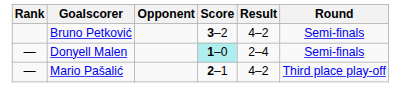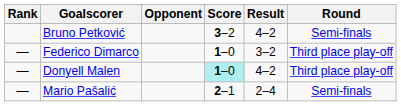+ row: (91, 52)
(258, 52) 2–4 -> (266, 71) 4–2
(334, 52) Semi-finals -> (341, 71) Third place play-off
(258, 71) 4–2 -> (266, 91) 2–4
(334, 71) Third place play-off -> (341, 91) Semi-finals
